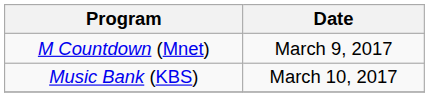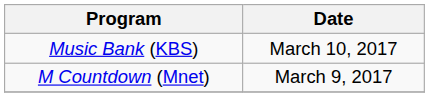rows swapped: (124, 48) <-> (124, 77)
